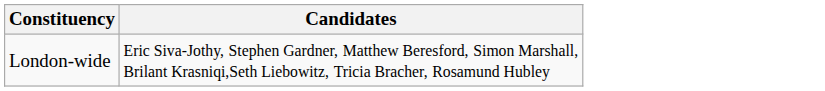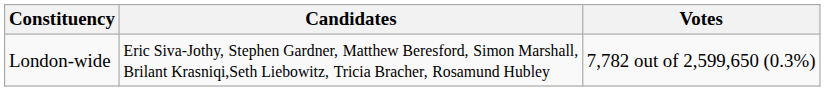+ column: (701, 19)
